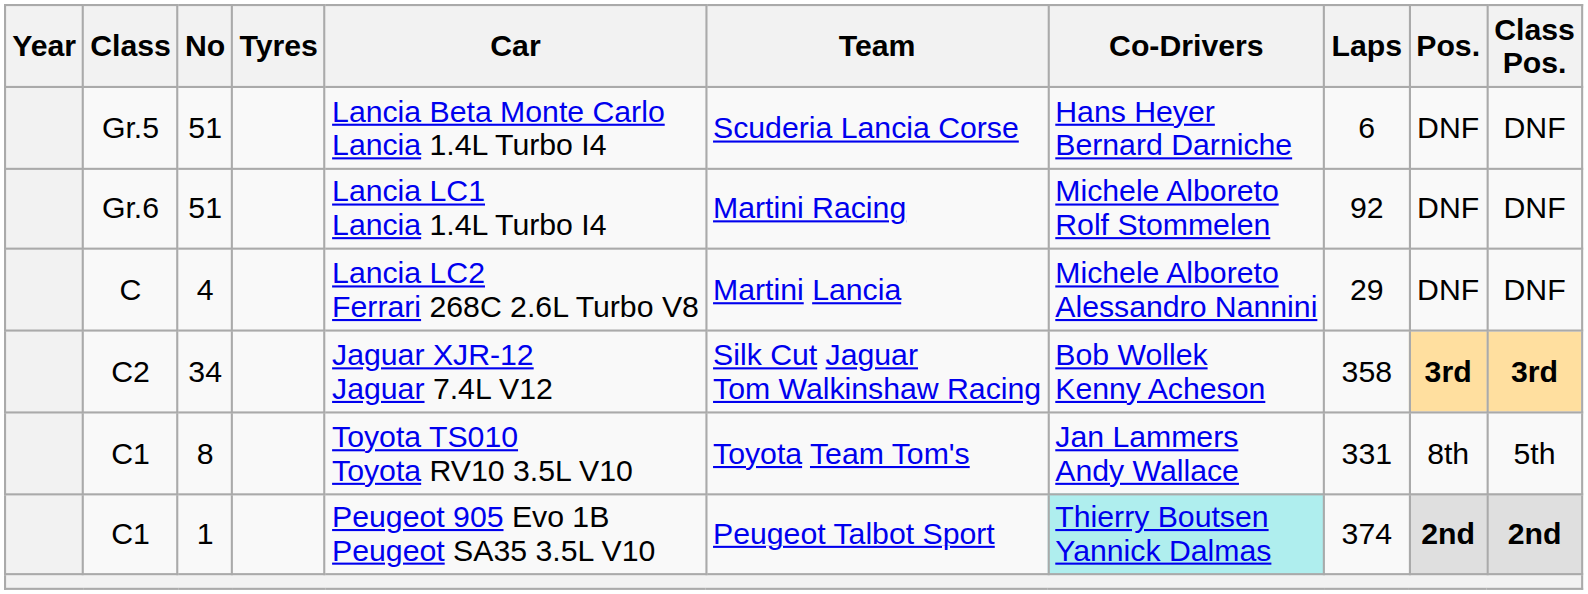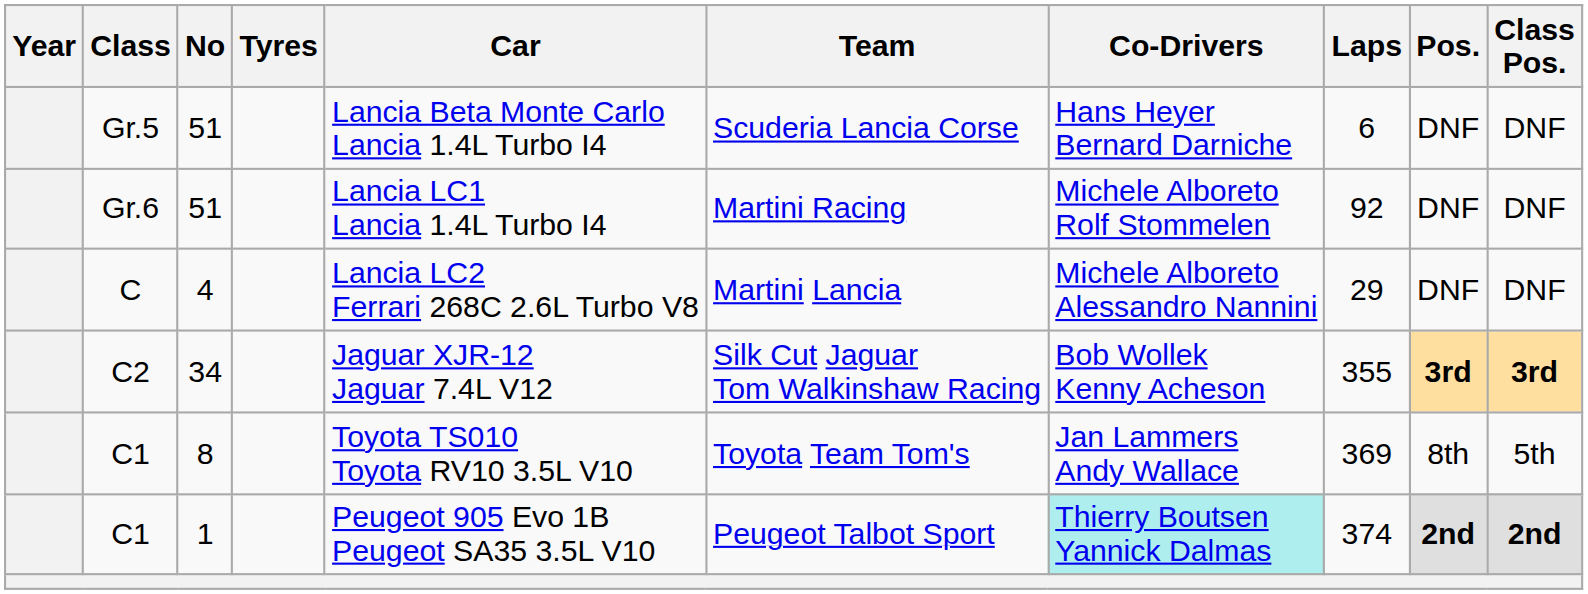(1367, 372) 358 -> (1367, 372) 355
(1367, 453) 331 -> (1367, 453) 369
